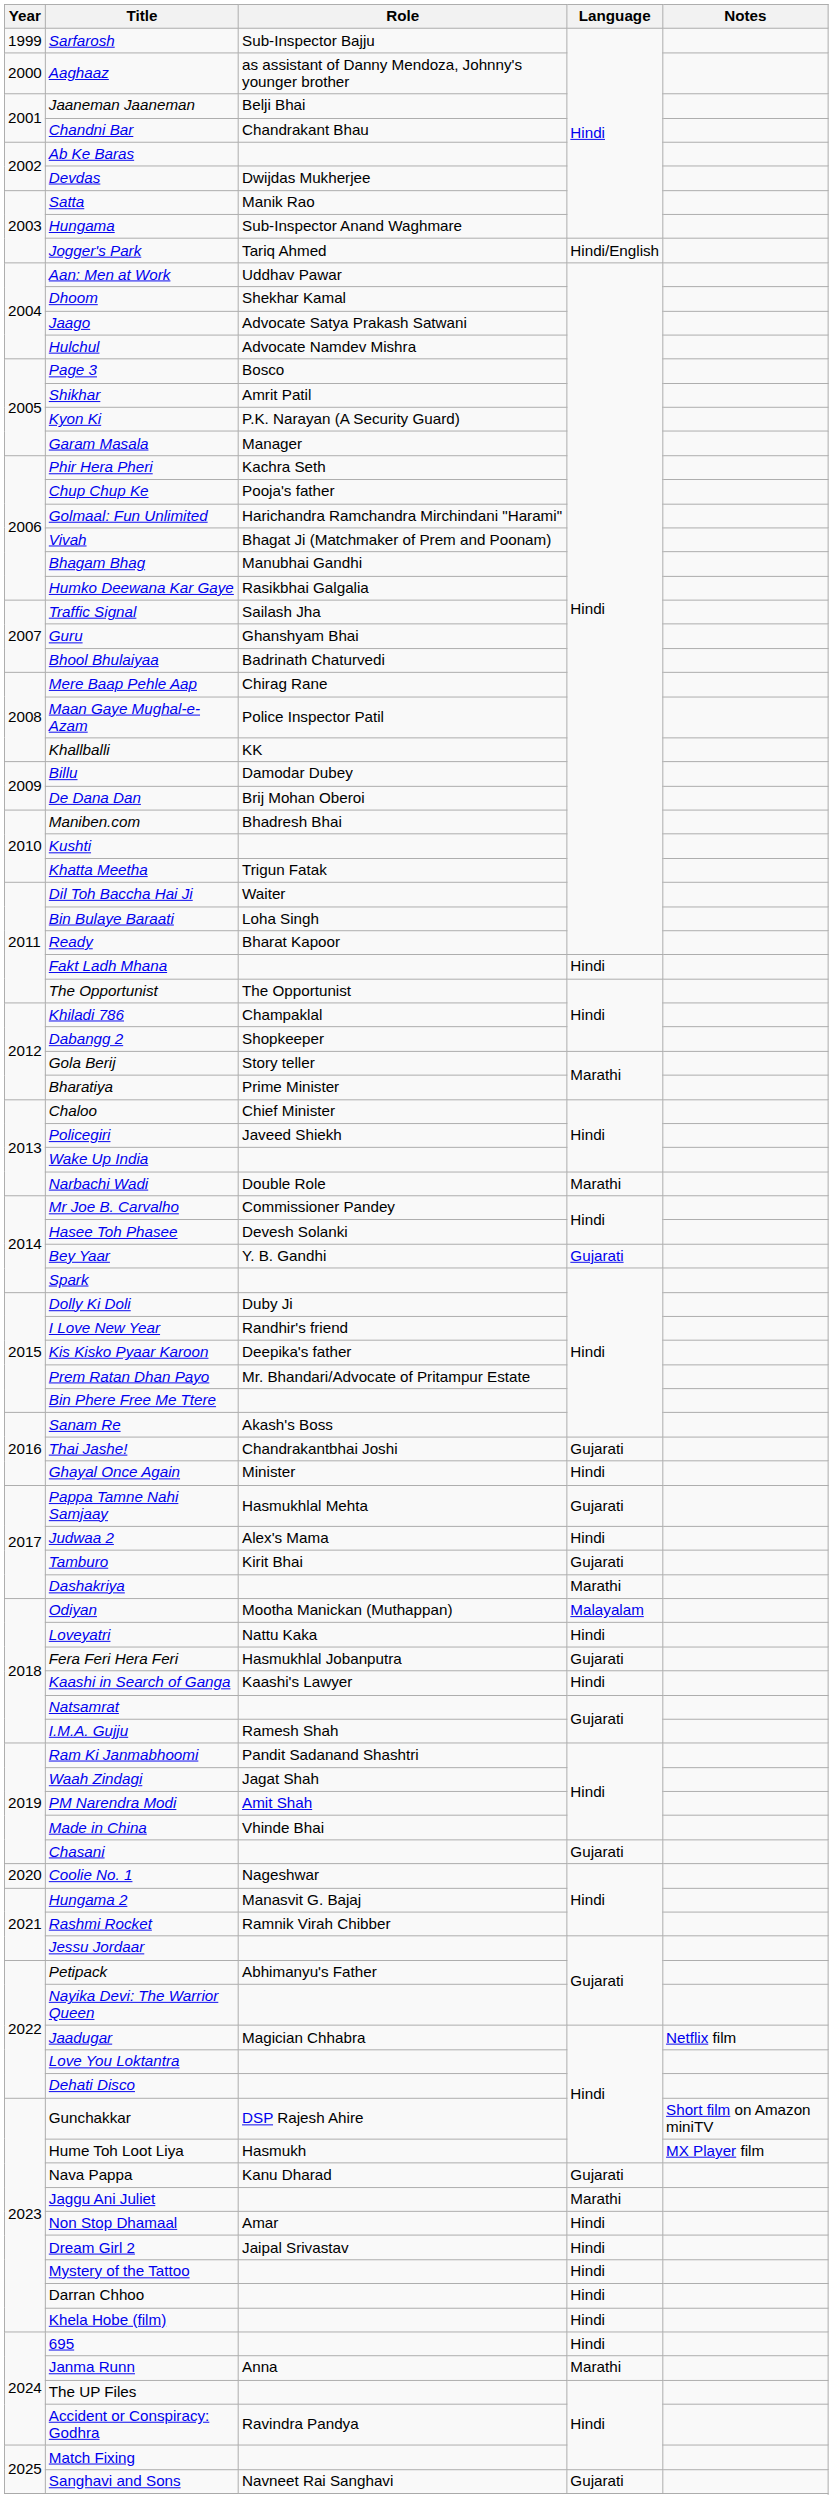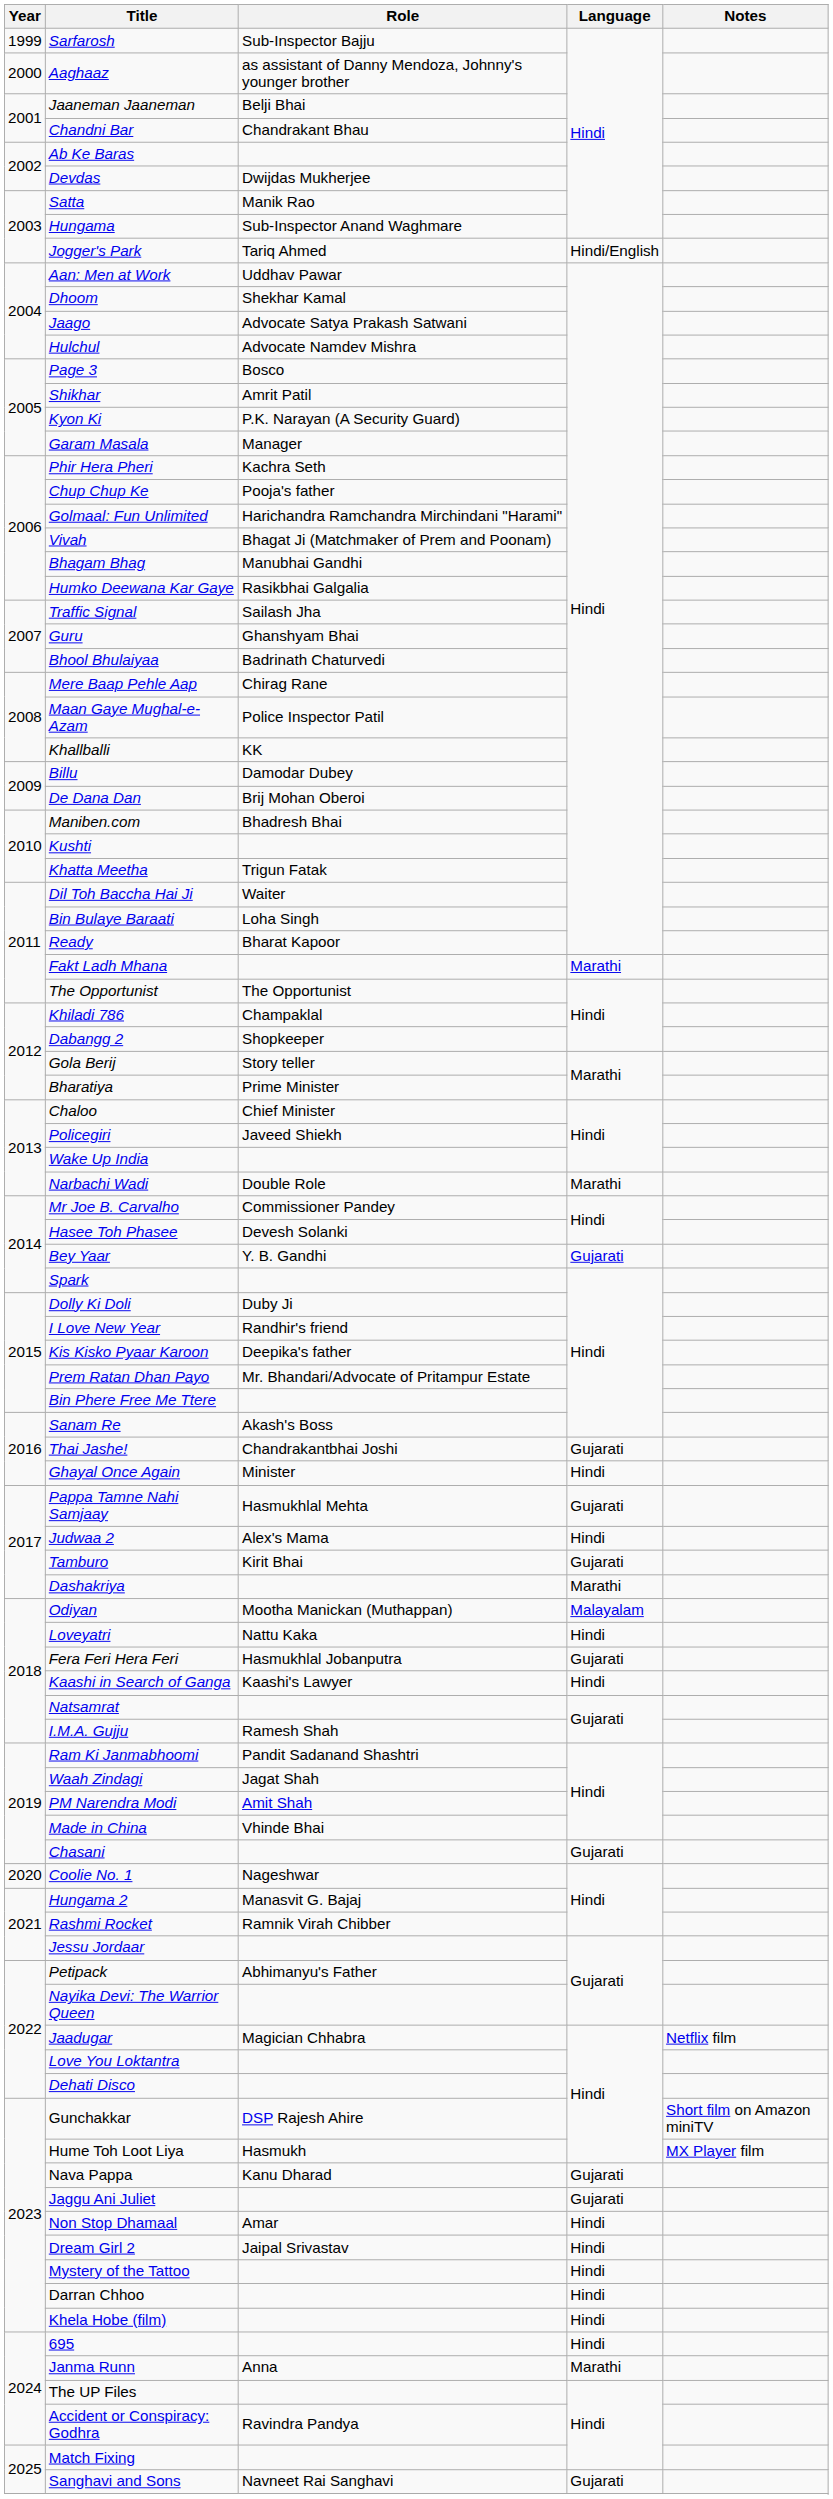(588, 966) Hindi -> (596, 966) Marathi
(596, 2199) Marathi -> (597, 2199) Gujarati
